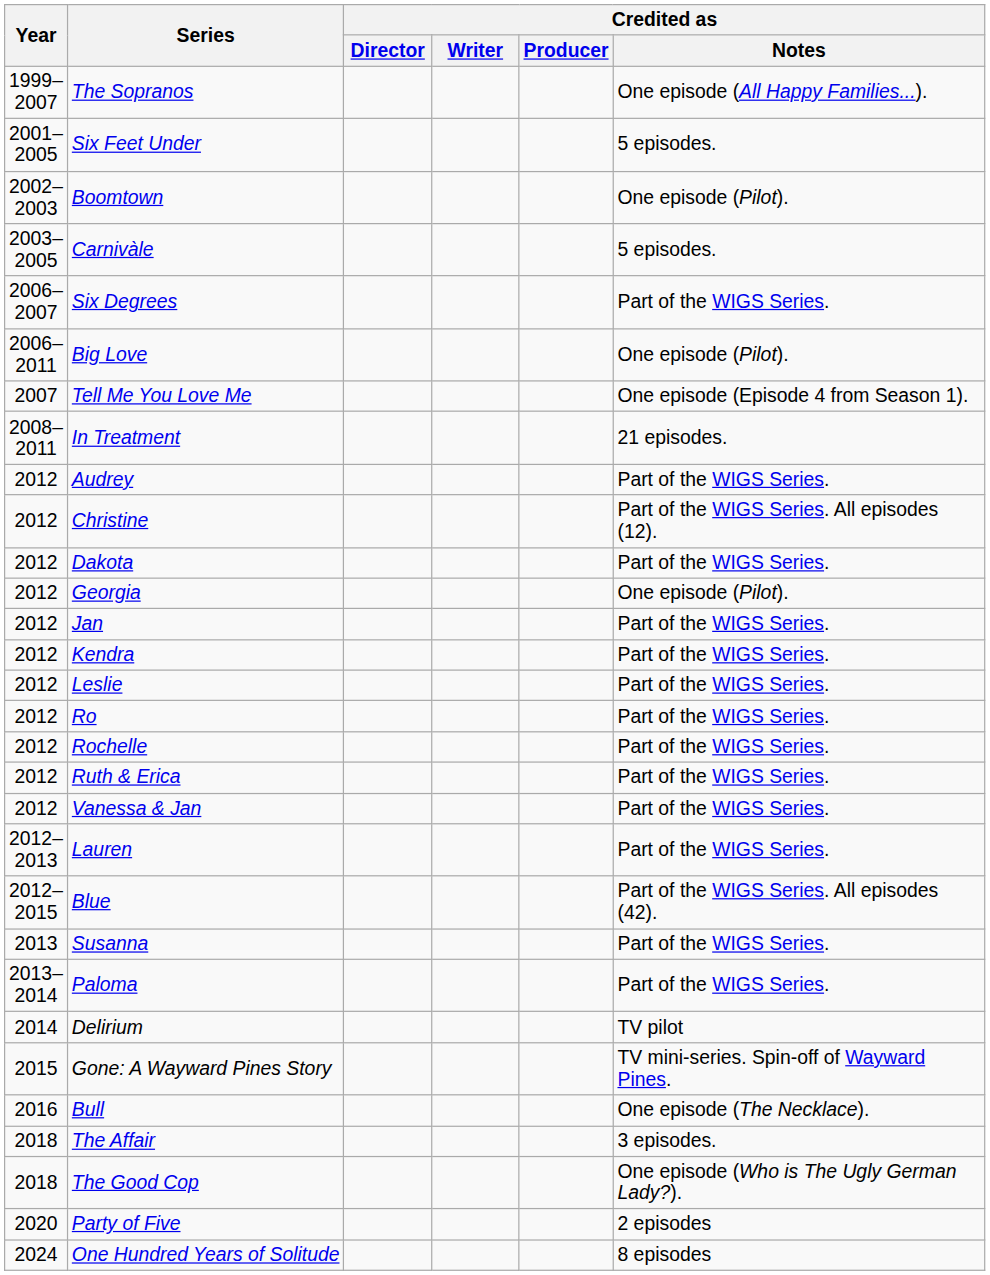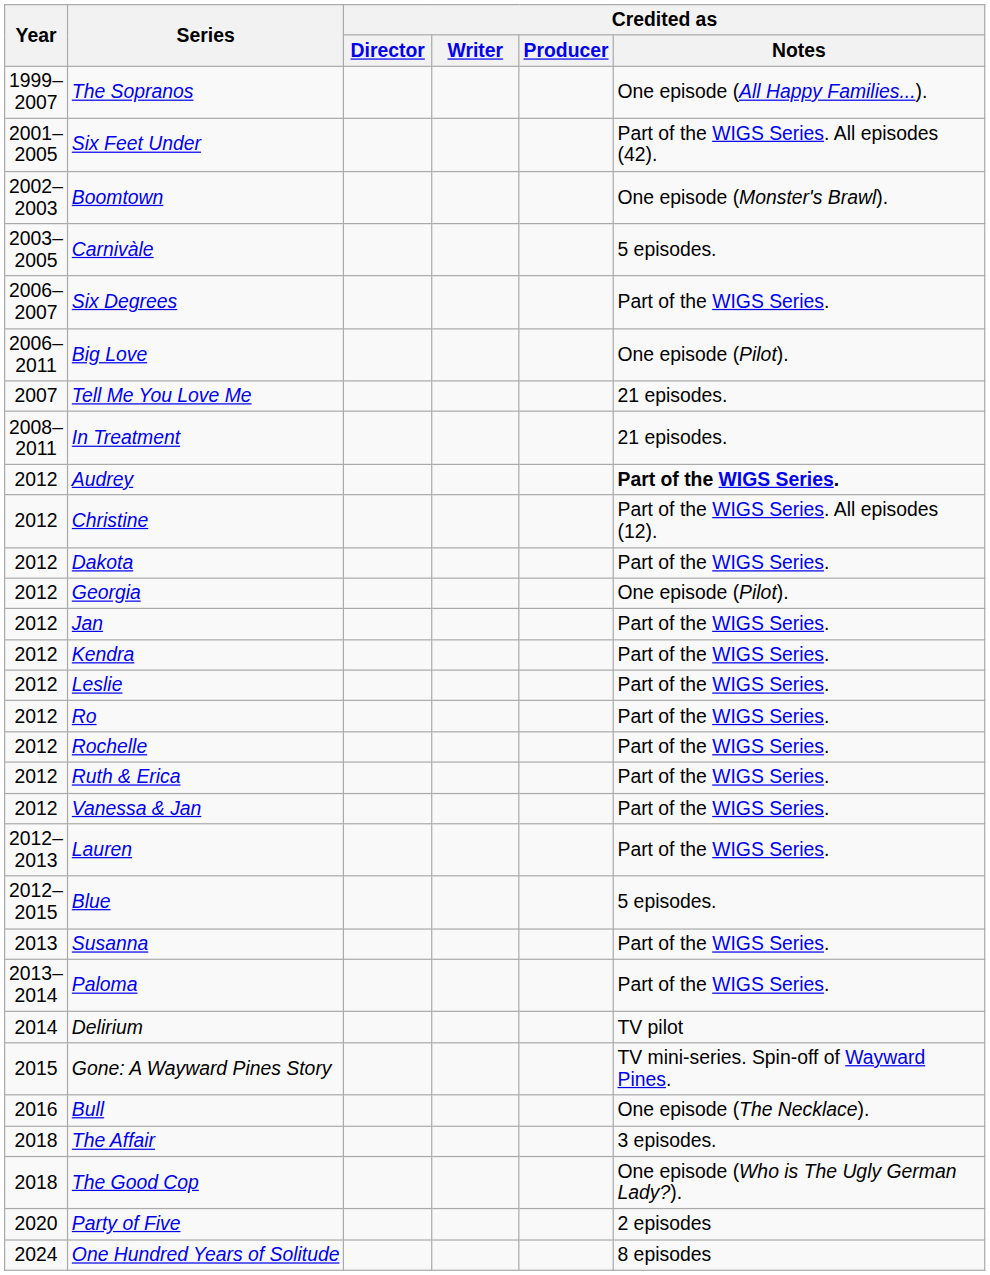(667, 144) 5 episodes. -> (778, 144) Part of the WIGS Series. All episodes (42).
(703, 197) One episode (Pilot). -> (753, 197) One episode (Monster's Brawl).
(793, 396) One episode (Episode 4 from Season 1). -> (672, 396) 21 episodes.
(723, 479) normal -> (728, 479) bold
(778, 902) Part of the WIGS Series. All episodes (42). -> (667, 902) 5 episodes.
